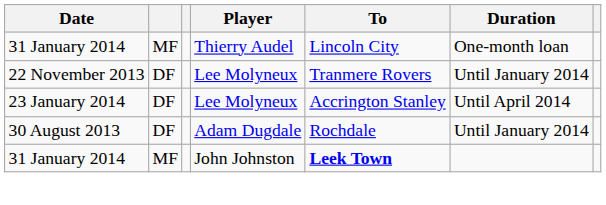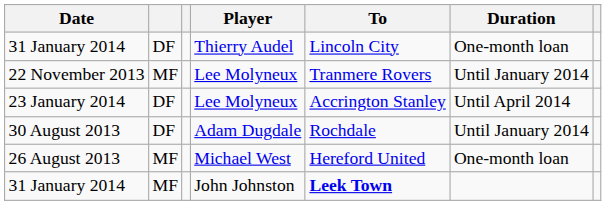(165, 46) MF -> (164, 46) DF
(164, 74) DF -> (165, 74) MF
+ row: (64, 158)
